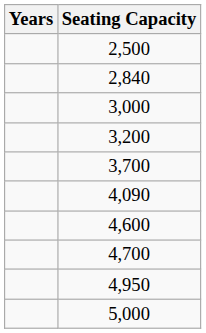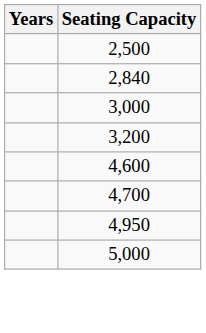- row: (129, 166)
- row: (129, 195)
